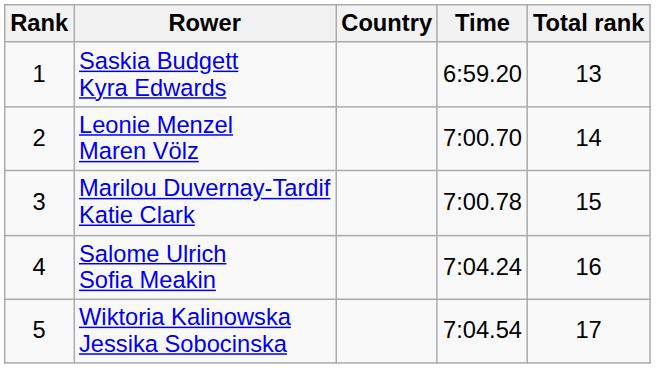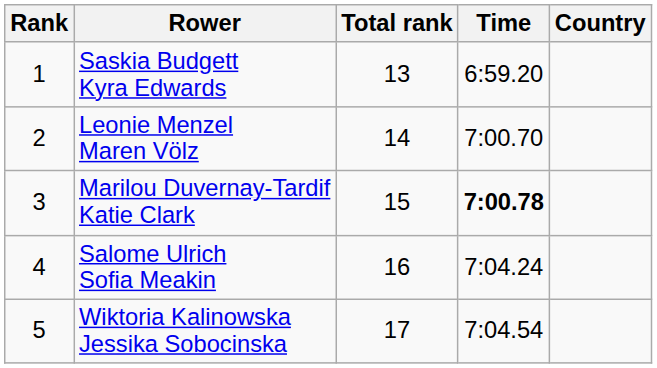columns swapped: (387, 23) <-> (589, 23)
(482, 202) normal -> (504, 202) bold
